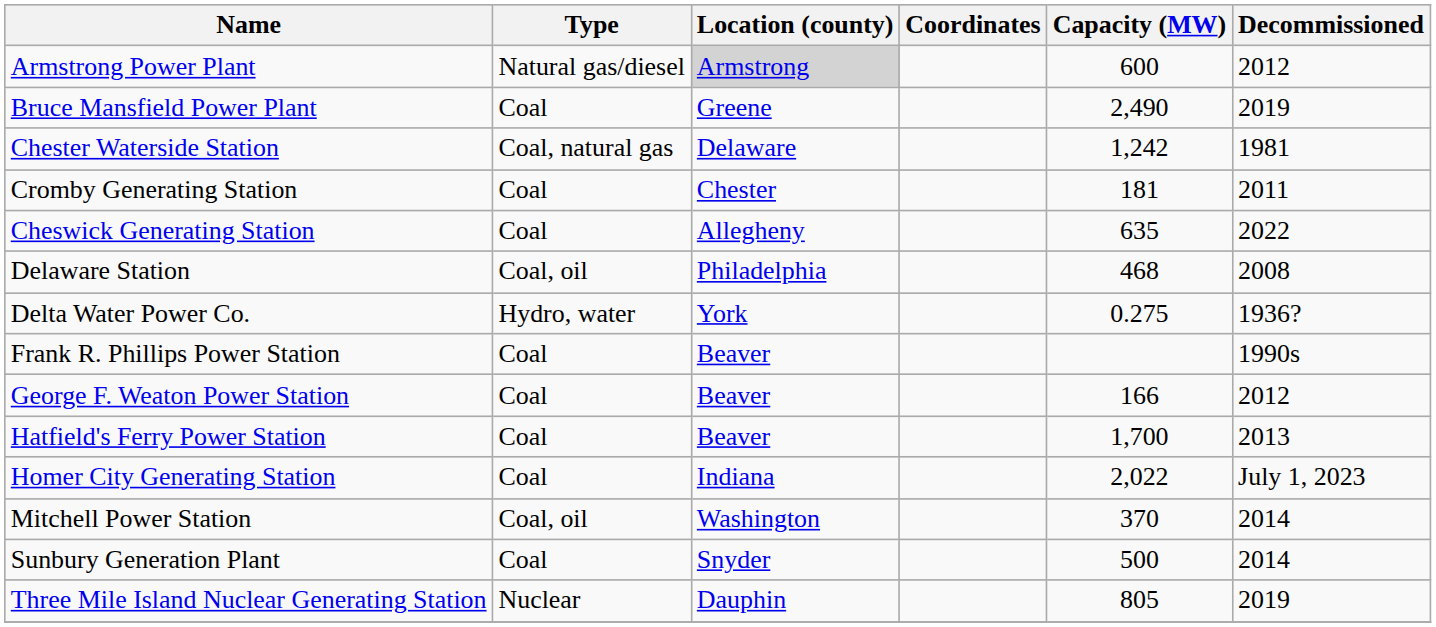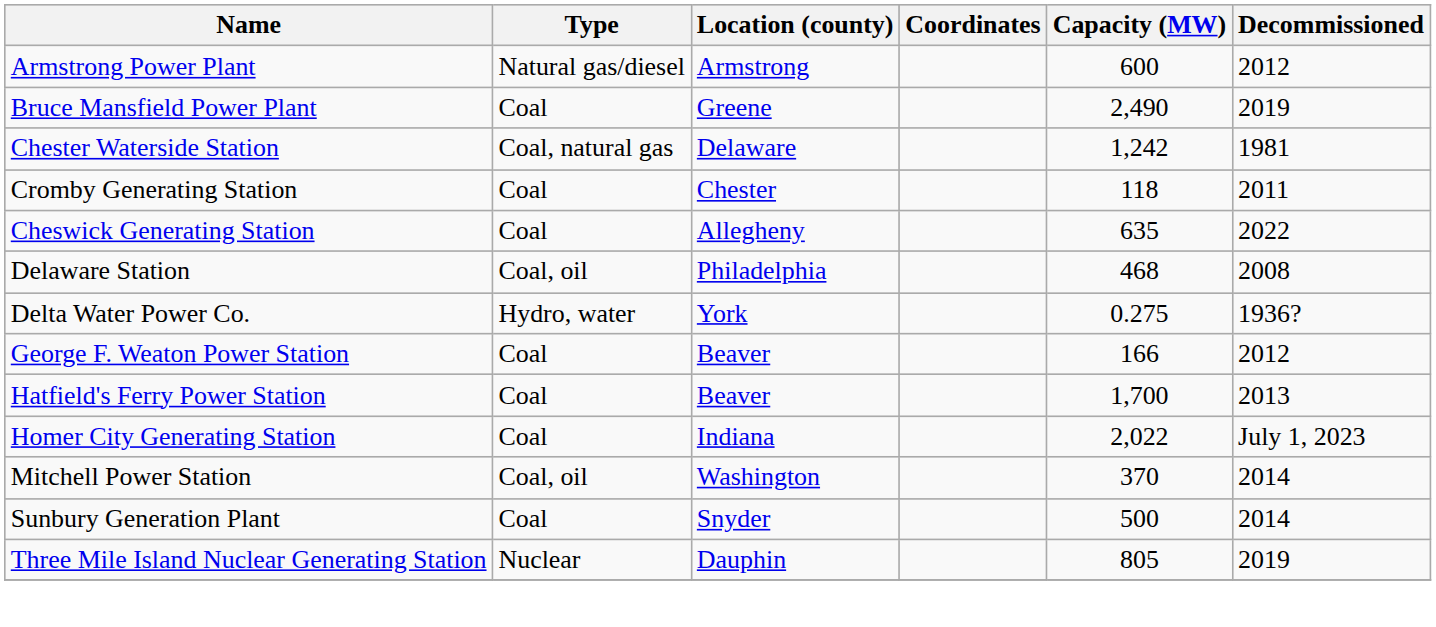(753, 66) lightgrey background -> (753, 66) no background
(1139, 189) 181 -> (1139, 189) 118
- row: (175, 353)
